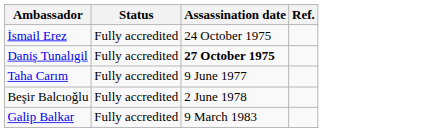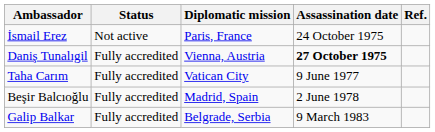+ column: (237, 14)
(136, 35) Fully accredited -> (121, 35) Not active
